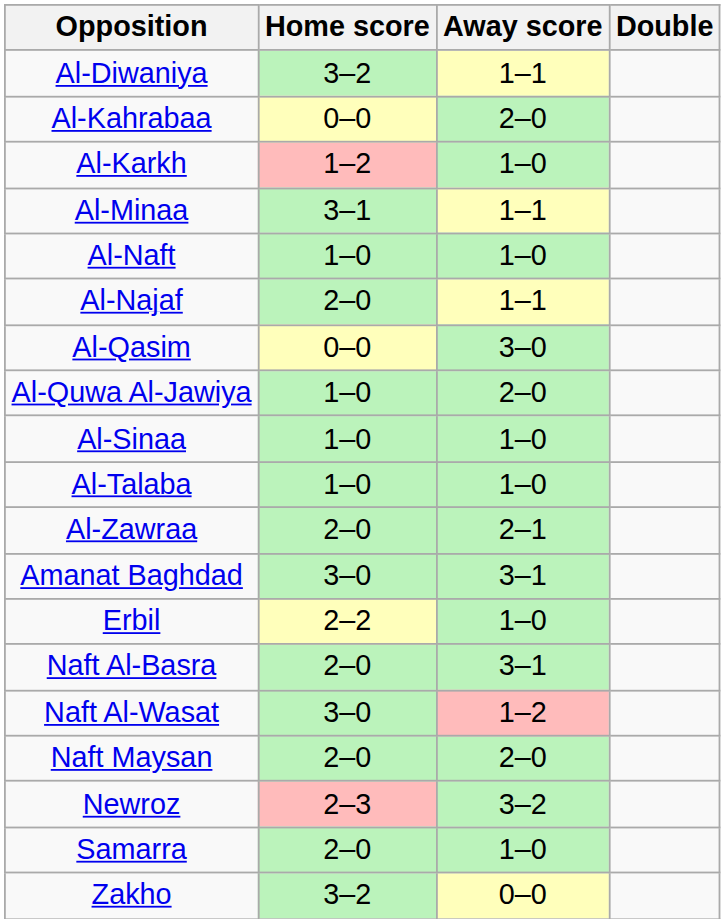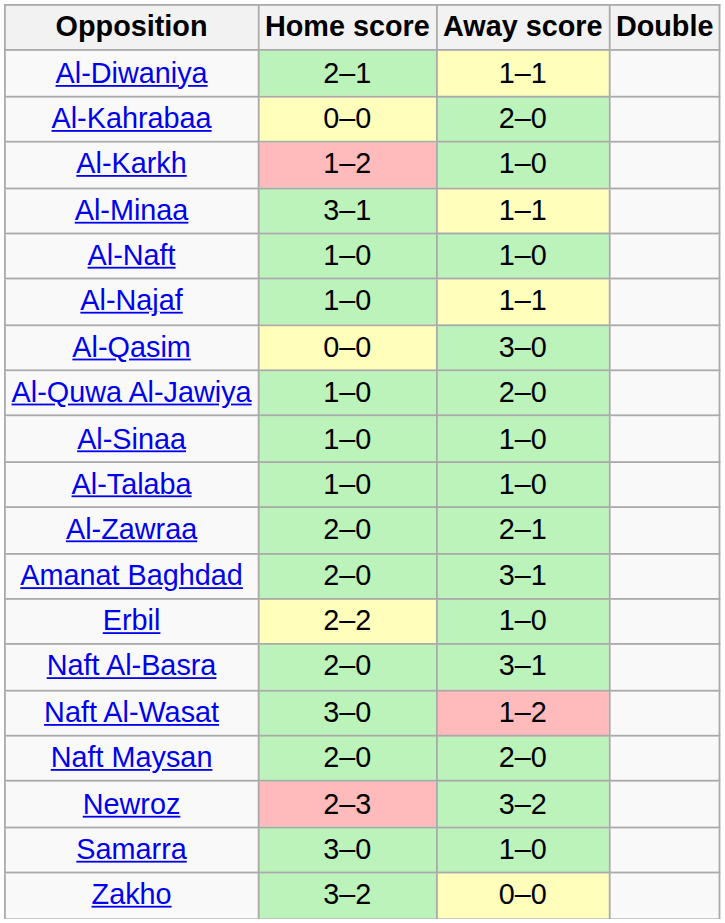(347, 73) 3–2 -> (347, 73) 2–1
(347, 301) 2–0 -> (347, 301) 1–0
(347, 575) 3–0 -> (347, 575) 2–0
(347, 849) 2–0 -> (347, 849) 3–0
